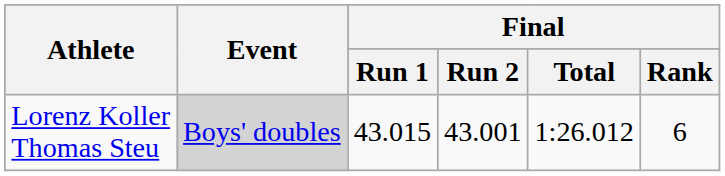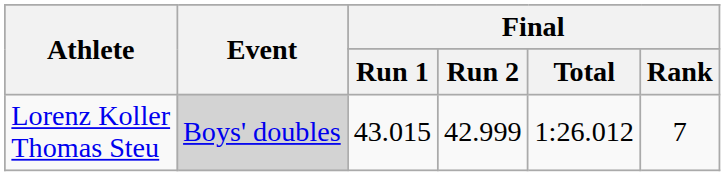(483, 131) 43.001 -> (483, 131) 42.999
(680, 131) 6 -> (680, 131) 7
